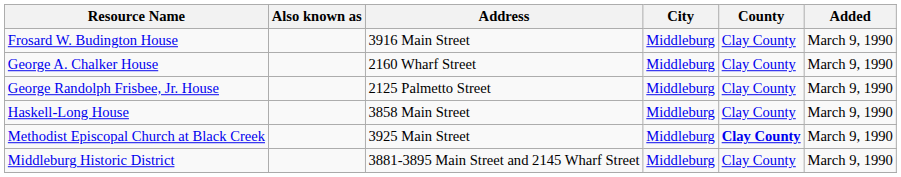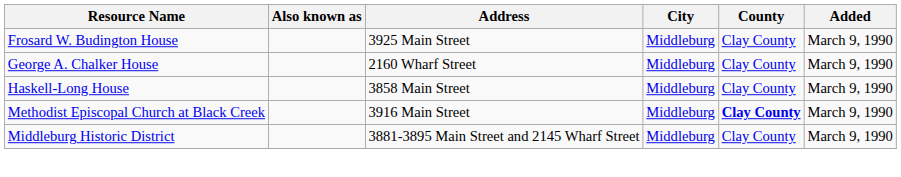(419, 40) 3916 Main Street -> (419, 40) 3925 Main Street
- row: (113, 88)
(419, 137) 3925 Main Street -> (419, 112) 3916 Main Street
